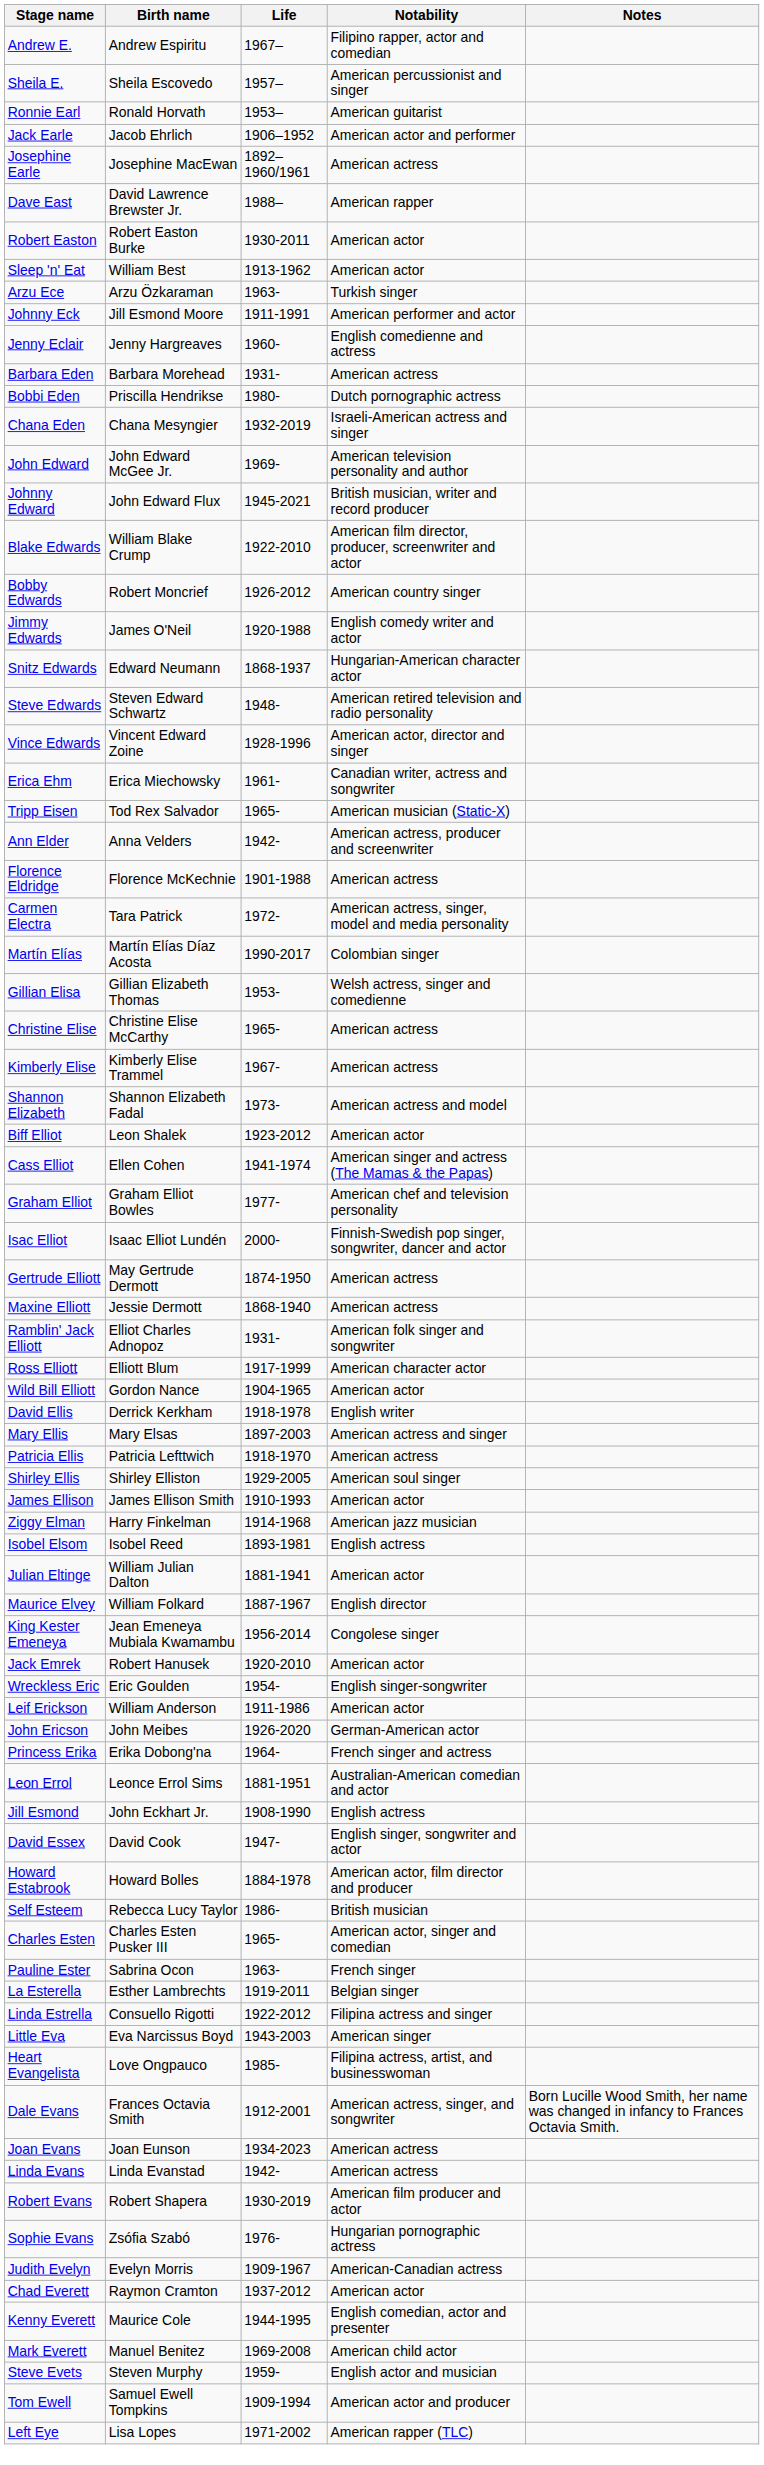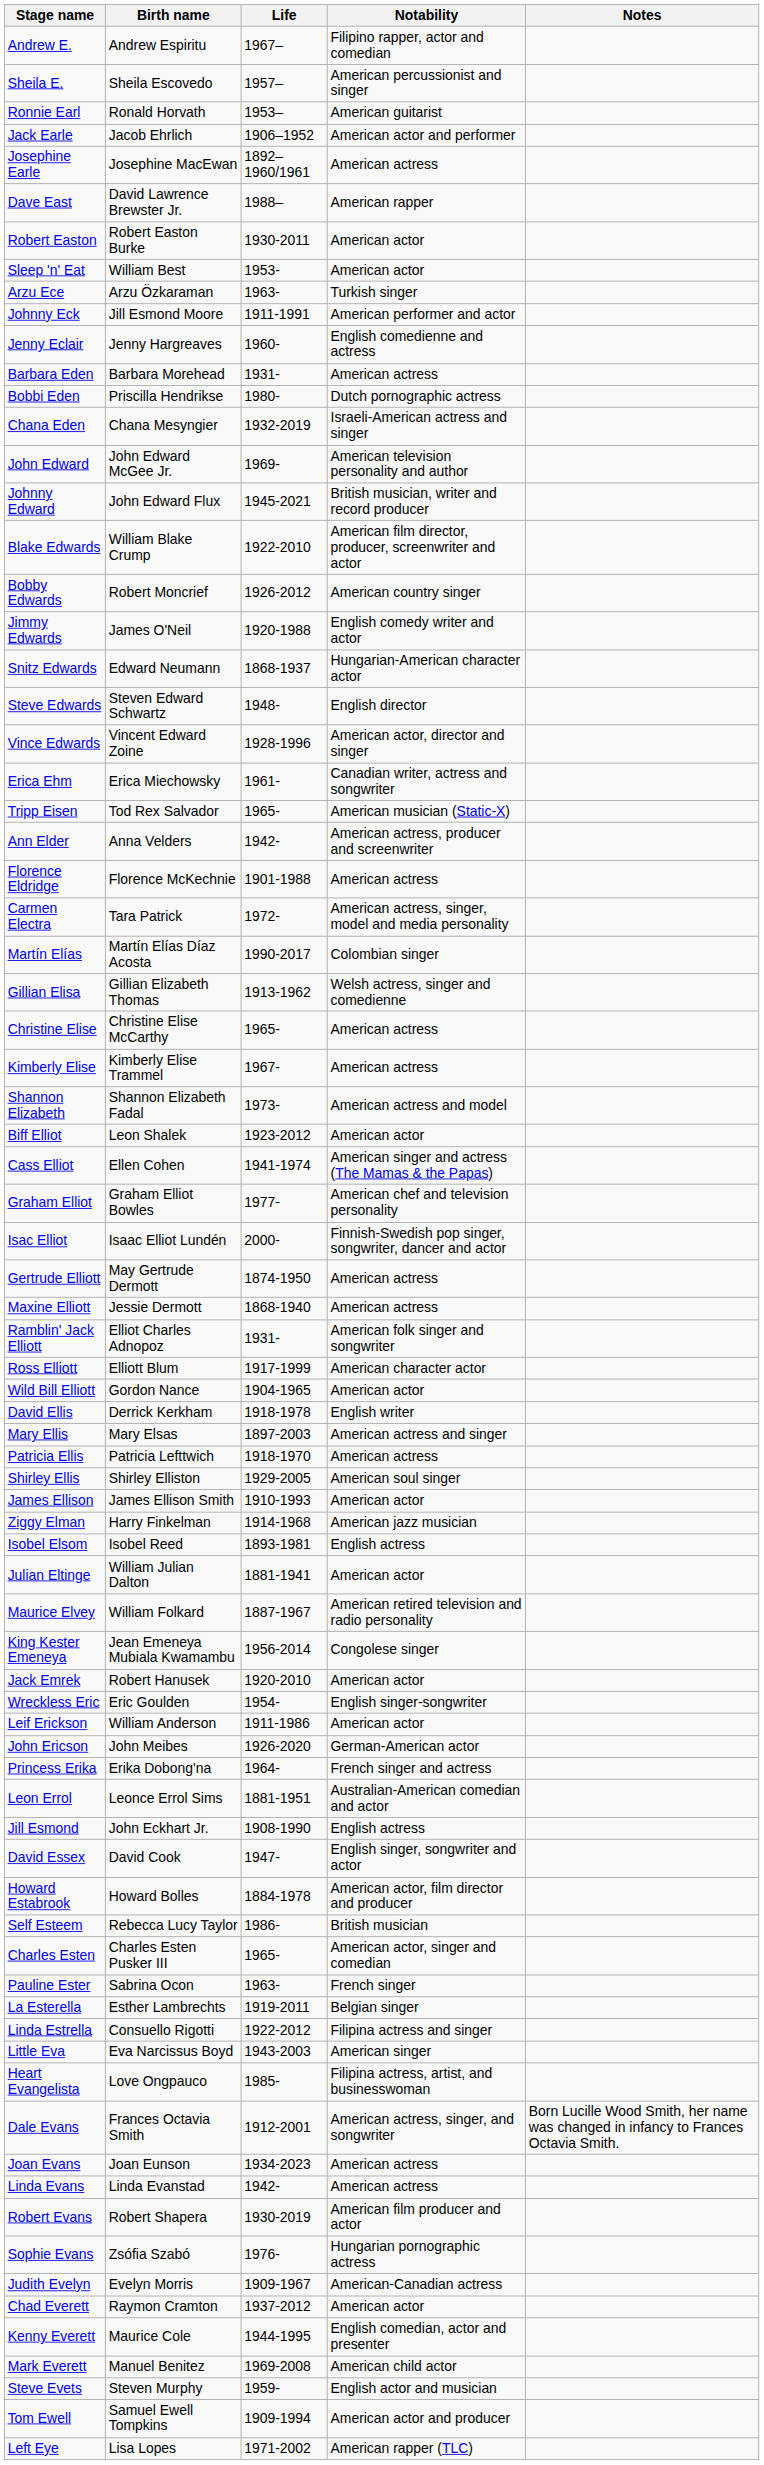(278, 270) 1913-1962 -> (262, 270) 1953-
(426, 706) American retired television and radio personality -> (378, 706) English director
(262, 992) 1953- -> (278, 992) 1913-1962
(378, 1604) English director -> (426, 1612) American retired television and radio personality
